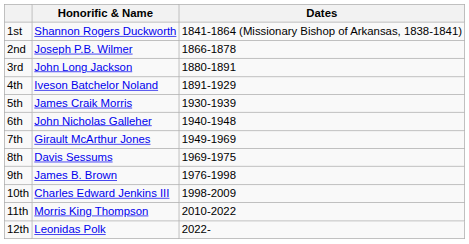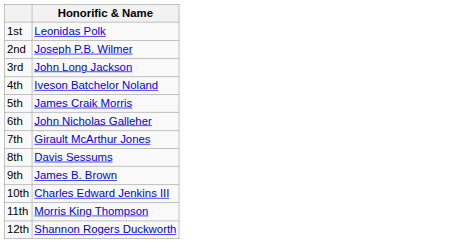- column: (322, 13)
(105, 31) Shannon Rogers Duckworth -> (70, 31) Leonidas Polk
(70, 229) Leonidas Polk -> (105, 229) Shannon Rogers Duckworth
